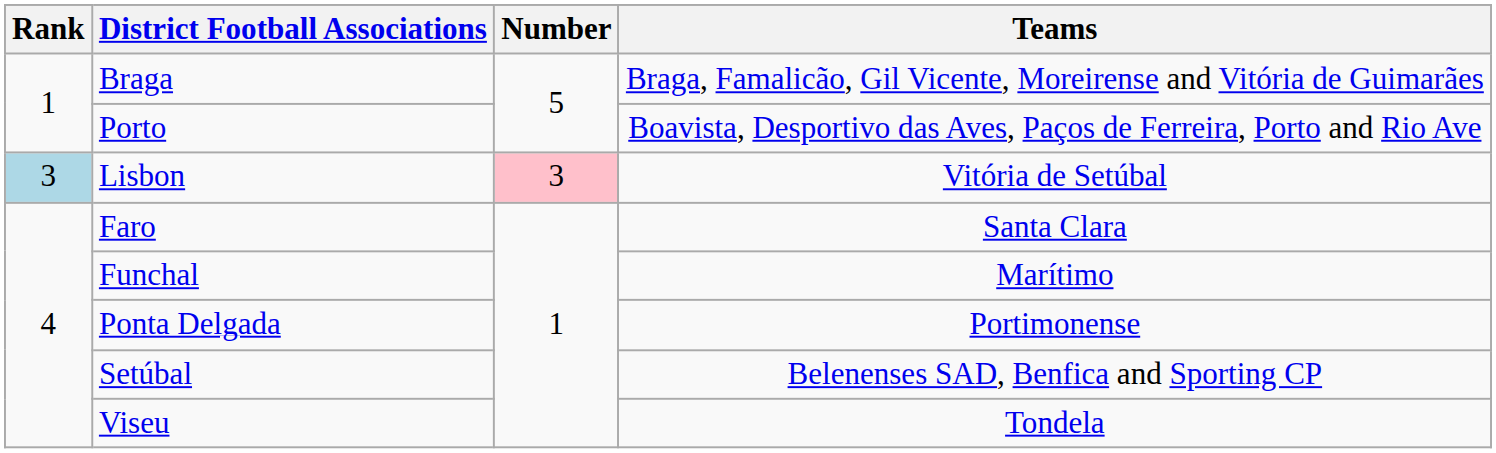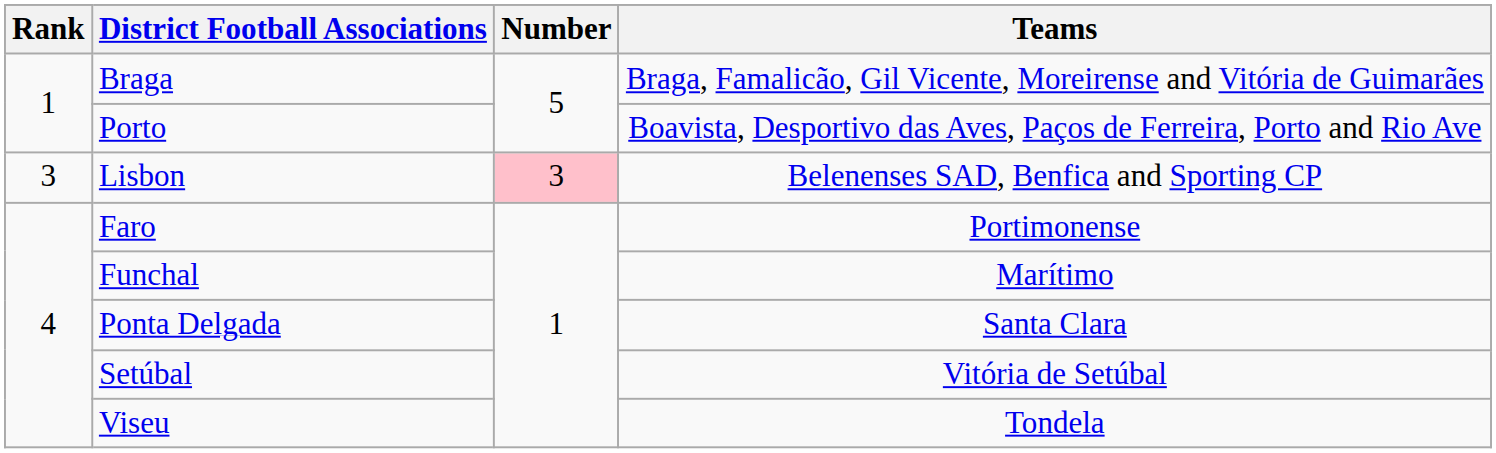(48, 176) lightblue background -> (48, 176) no background
(1055, 176) Vitória de Setúbal -> (1055, 176) Belenenses SAD, Benfica and Sporting CP
(1055, 226) Santa Clara -> (1055, 226) Portimonense
(1055, 324) Portimonense -> (1055, 324) Santa Clara
(1055, 373) Belenenses SAD, Benfica and Sporting CP -> (1055, 373) Vitória de Setúbal
